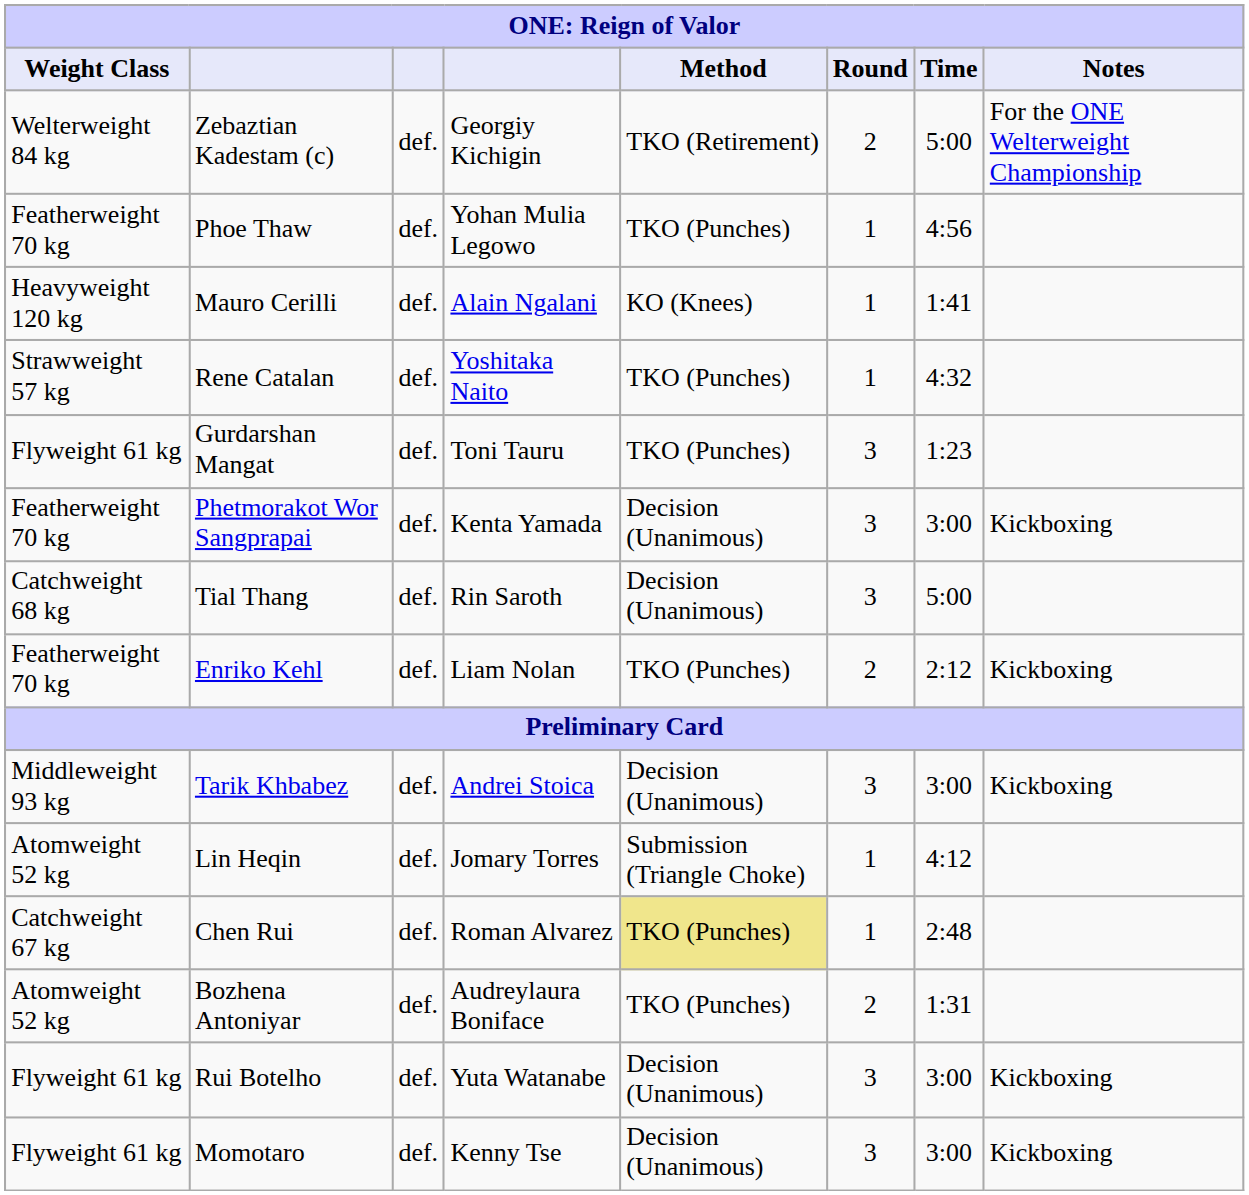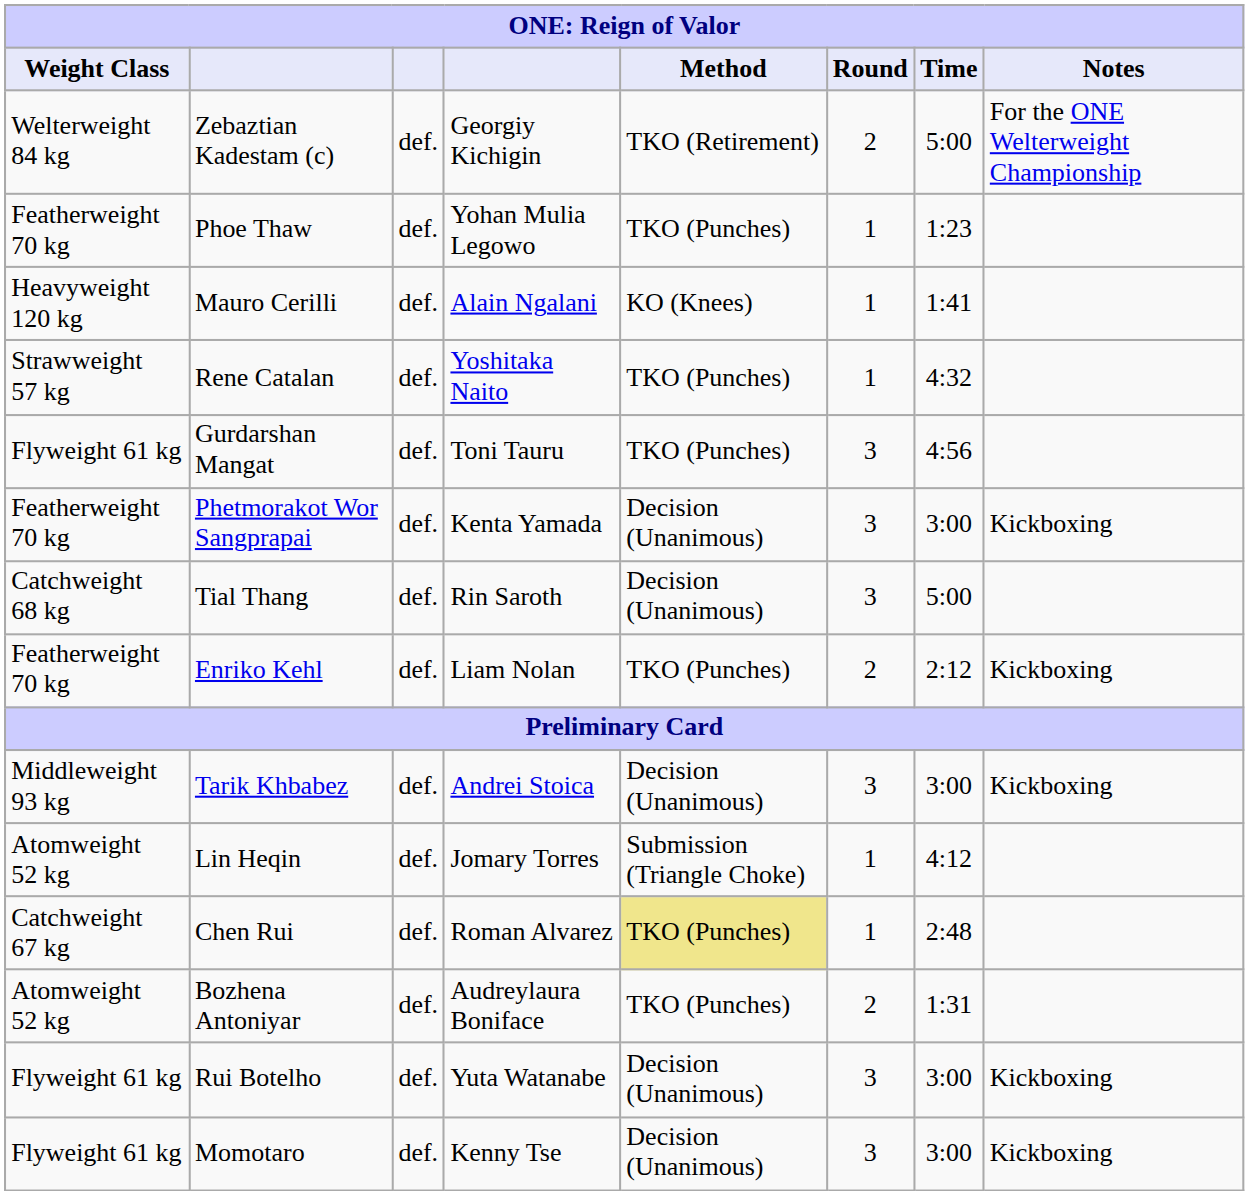(949, 230) 4:56 -> (949, 230) 1:23
(949, 450) 1:23 -> (949, 450) 4:56
